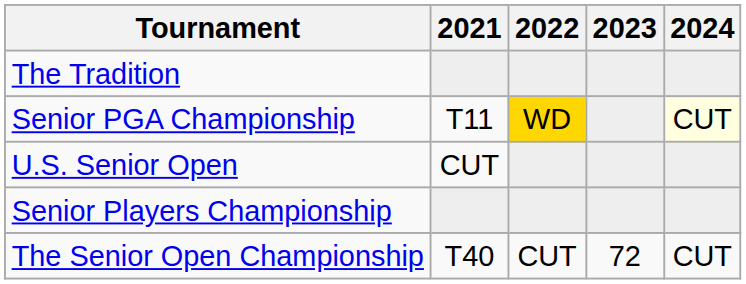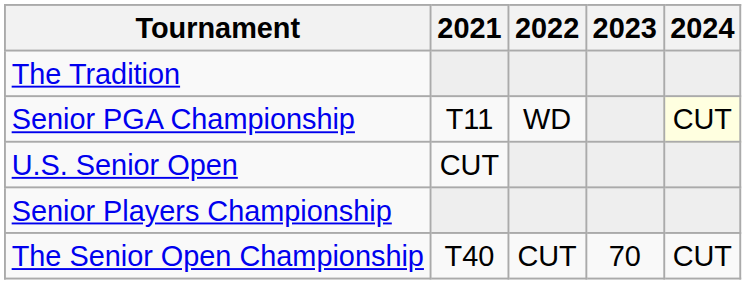(547, 119) gold background -> (547, 119) no background
(625, 257) 72 -> (625, 257) 70
